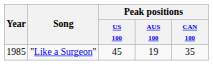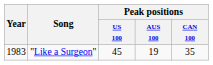(16, 52) 1985 -> (16, 52) 1983
